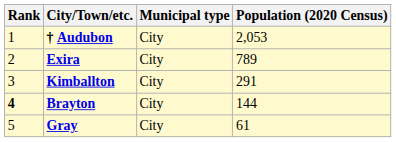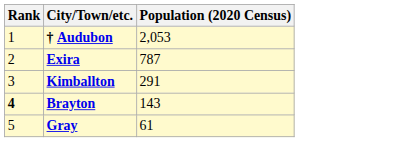- column: (185, 15)
(246, 59) 789 -> (150, 59) 787
(246, 103) 144 -> (150, 103) 143
